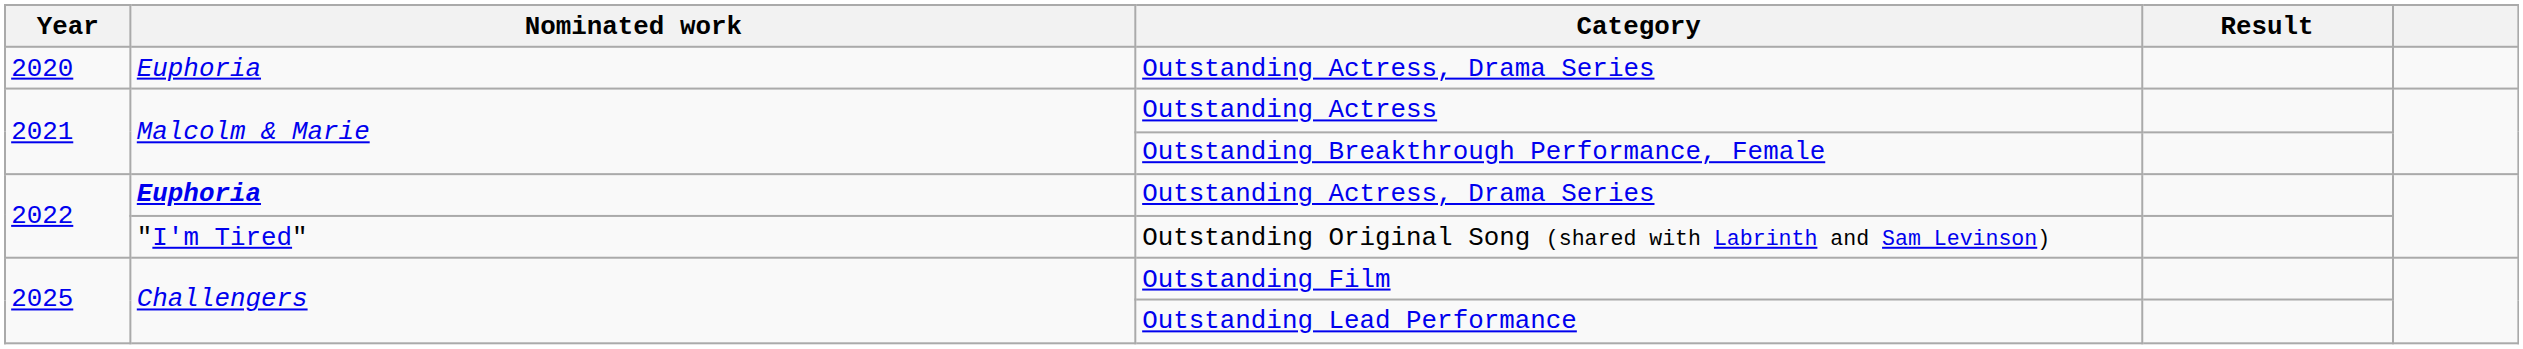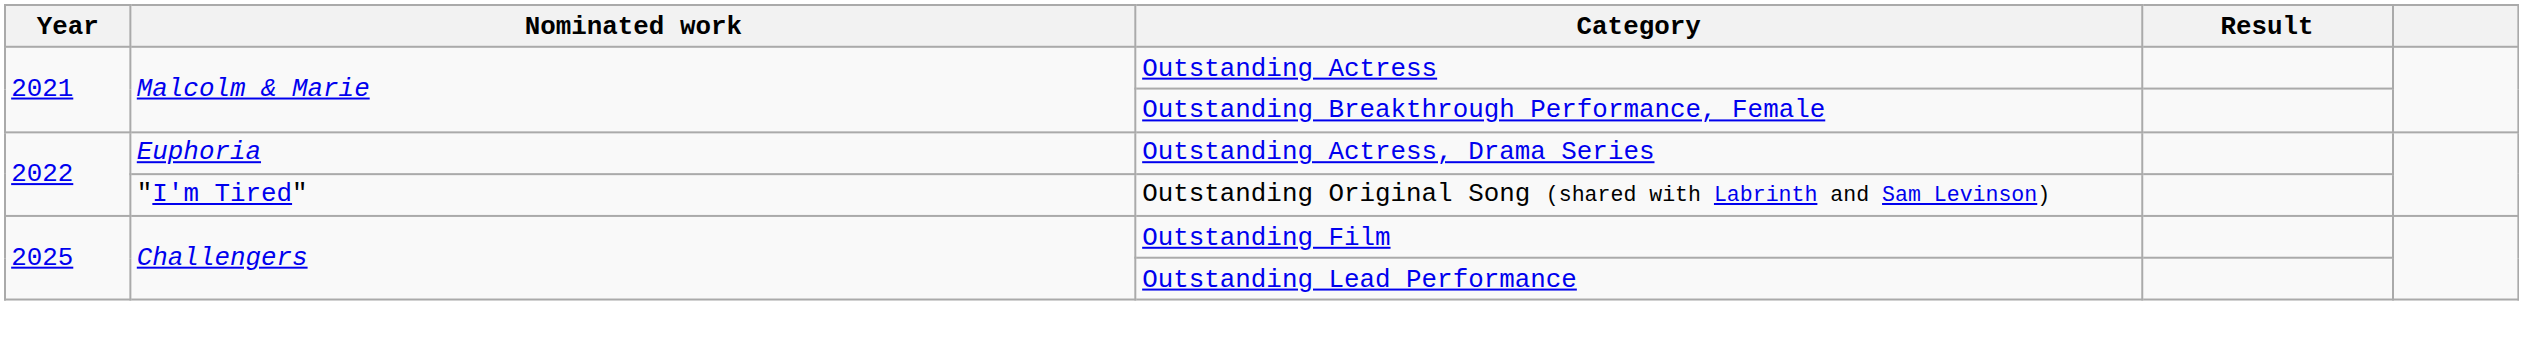- row: (42, 68)
(199, 195) bold -> (199, 153) normal
